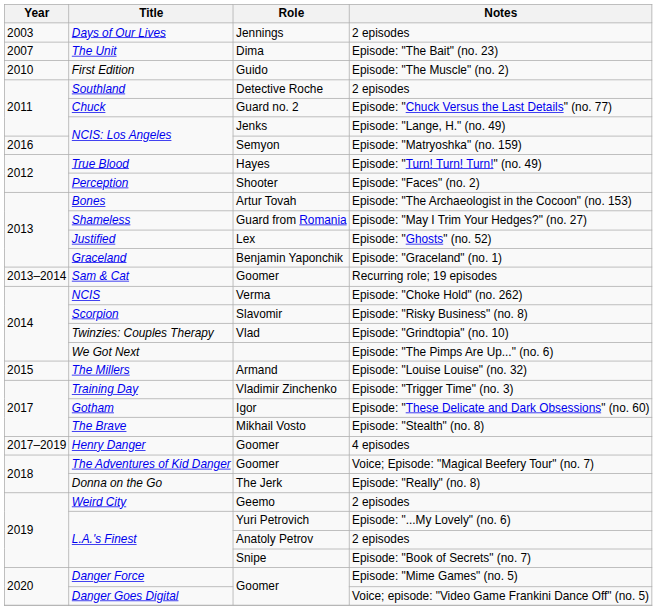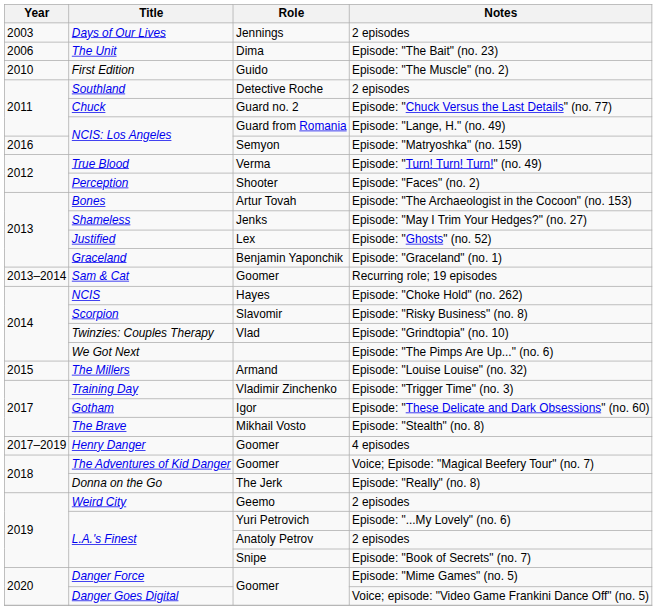(20, 51) 2007 -> (20, 51) 2006
(252, 126) Jenks -> (291, 126) Guard from Romania
(253, 164) Hayes -> (253, 164) Verma
(291, 220) Guard from Romania -> (252, 220) Jenks
(253, 295) Verma -> (253, 295) Hayes
